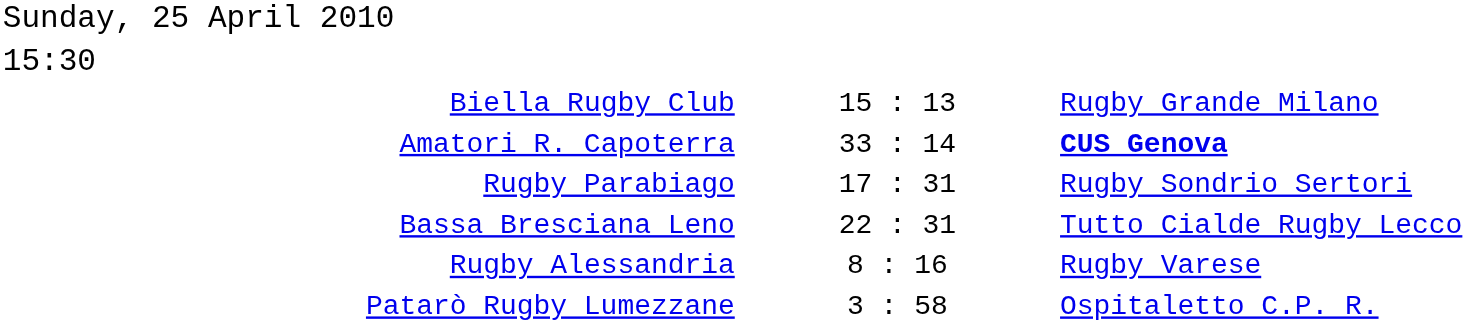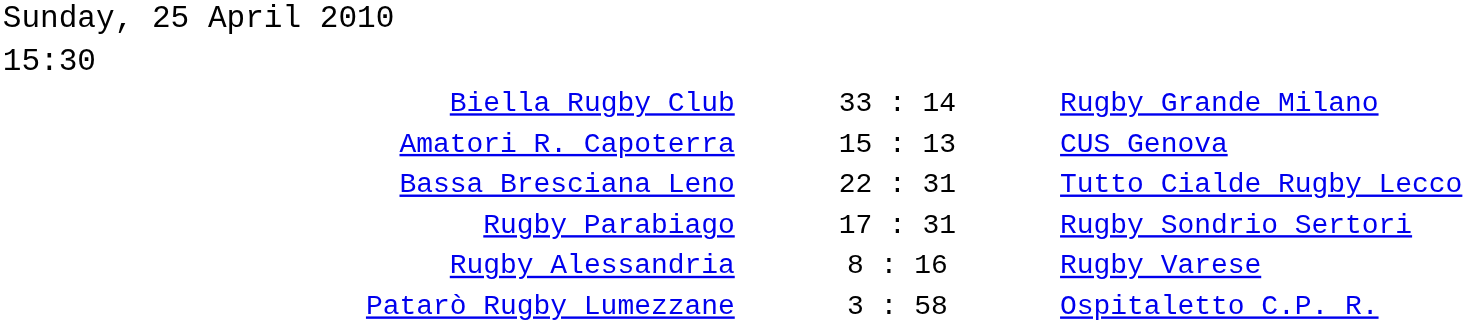(897, 104) 15 : 13 -> (897, 104) 33 : 14
(897, 144) 33 : 14 -> (897, 144) 15 : 13
(1144, 144) bold -> (1144, 144) normal
rows swapped: (567, 226) <-> (609, 185)
